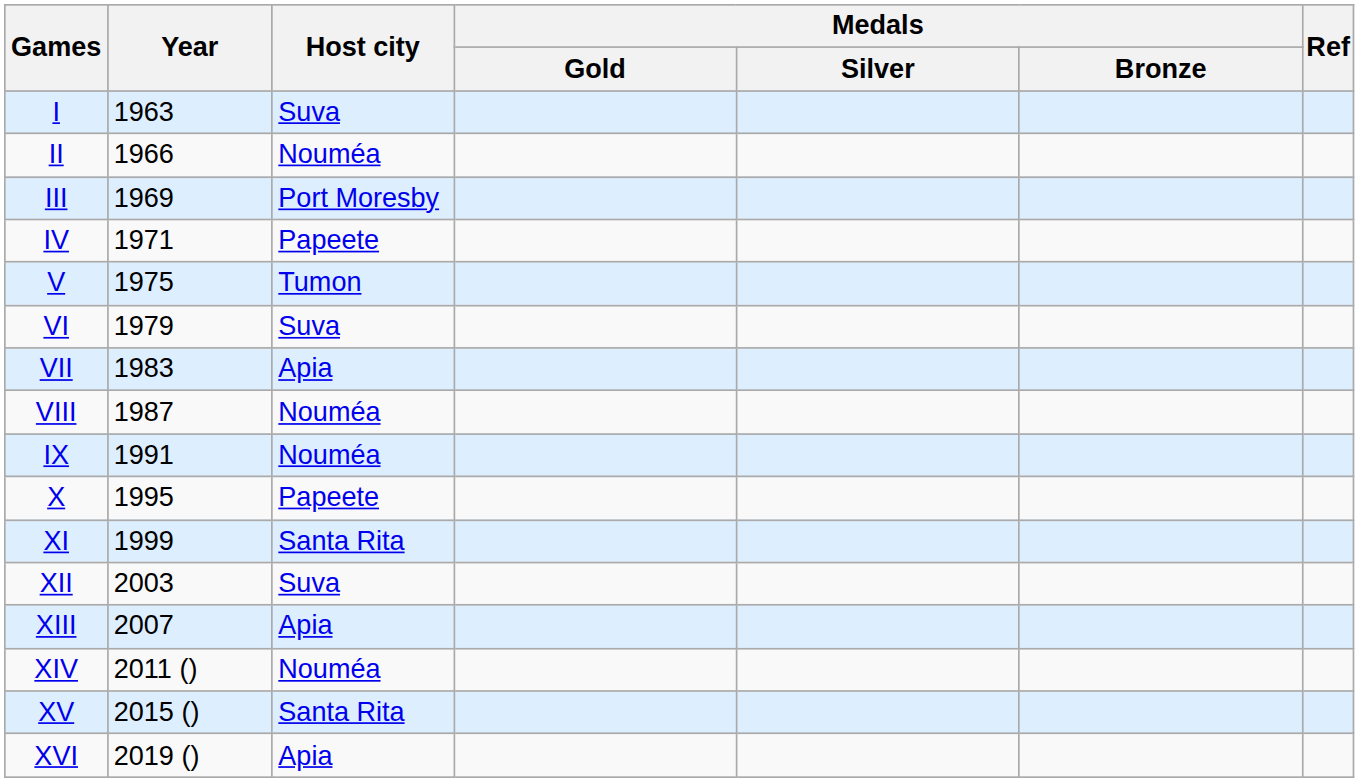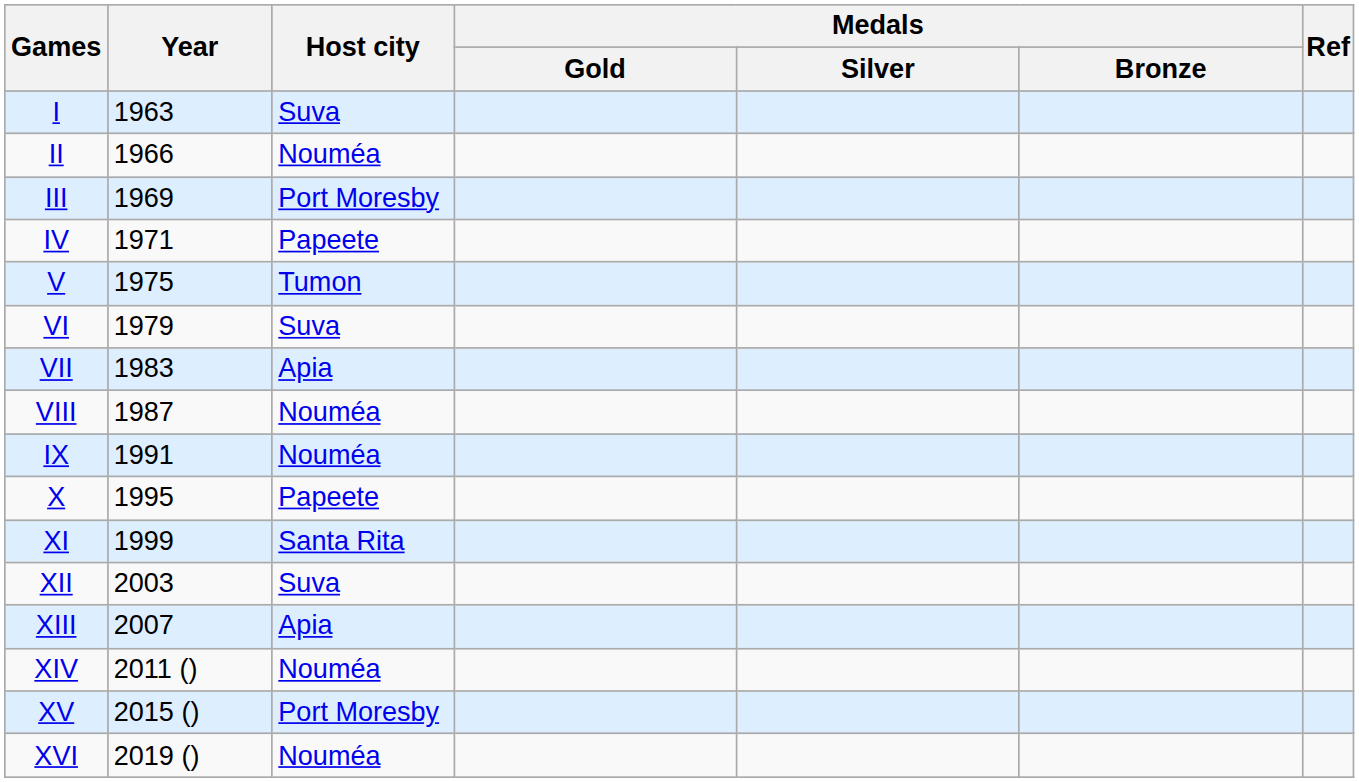(341, 712) Santa Rita -> (359, 712) Port Moresby
(305, 754) Apia -> (329, 754) Nouméa
